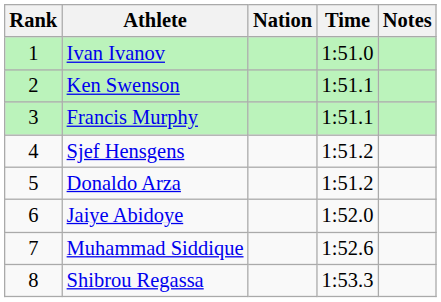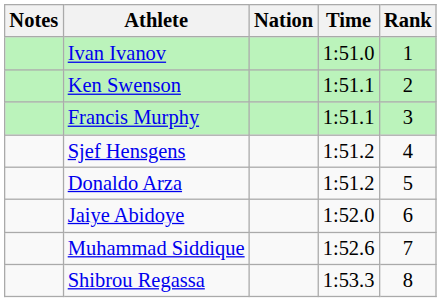columns swapped: (33, 20) <-> (407, 20)
